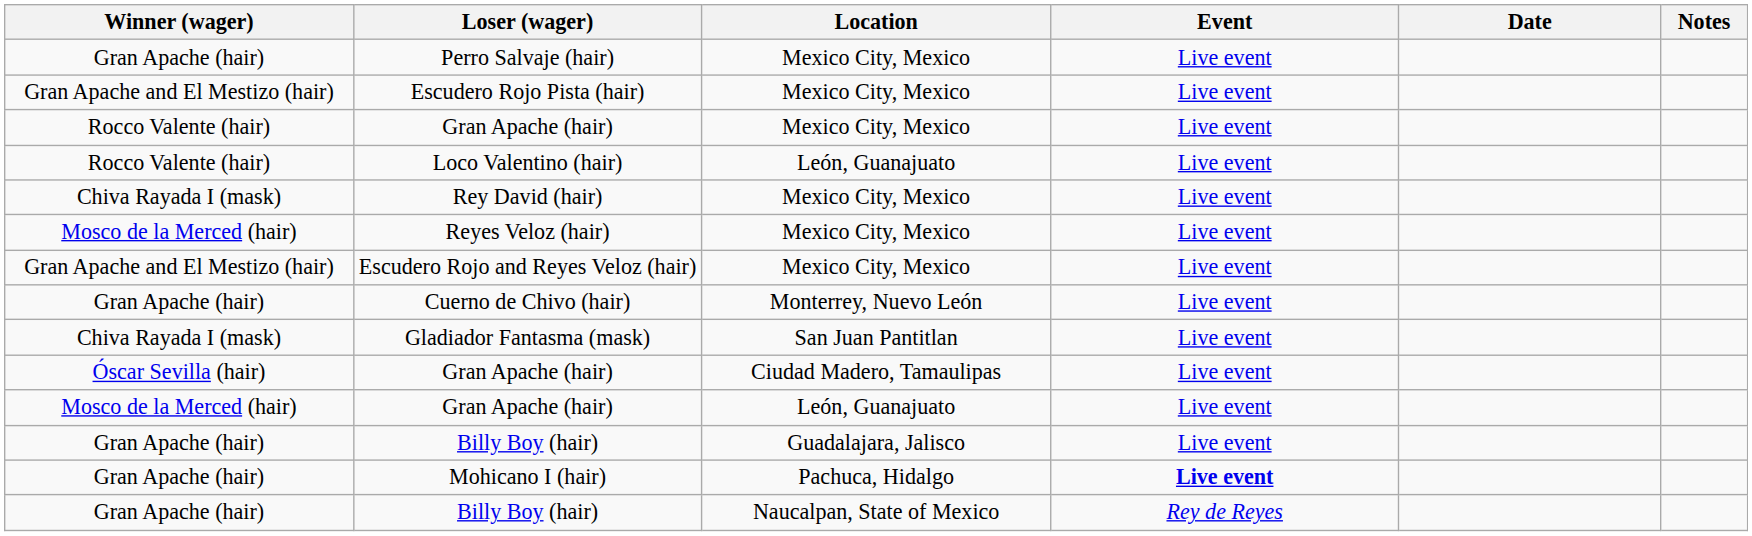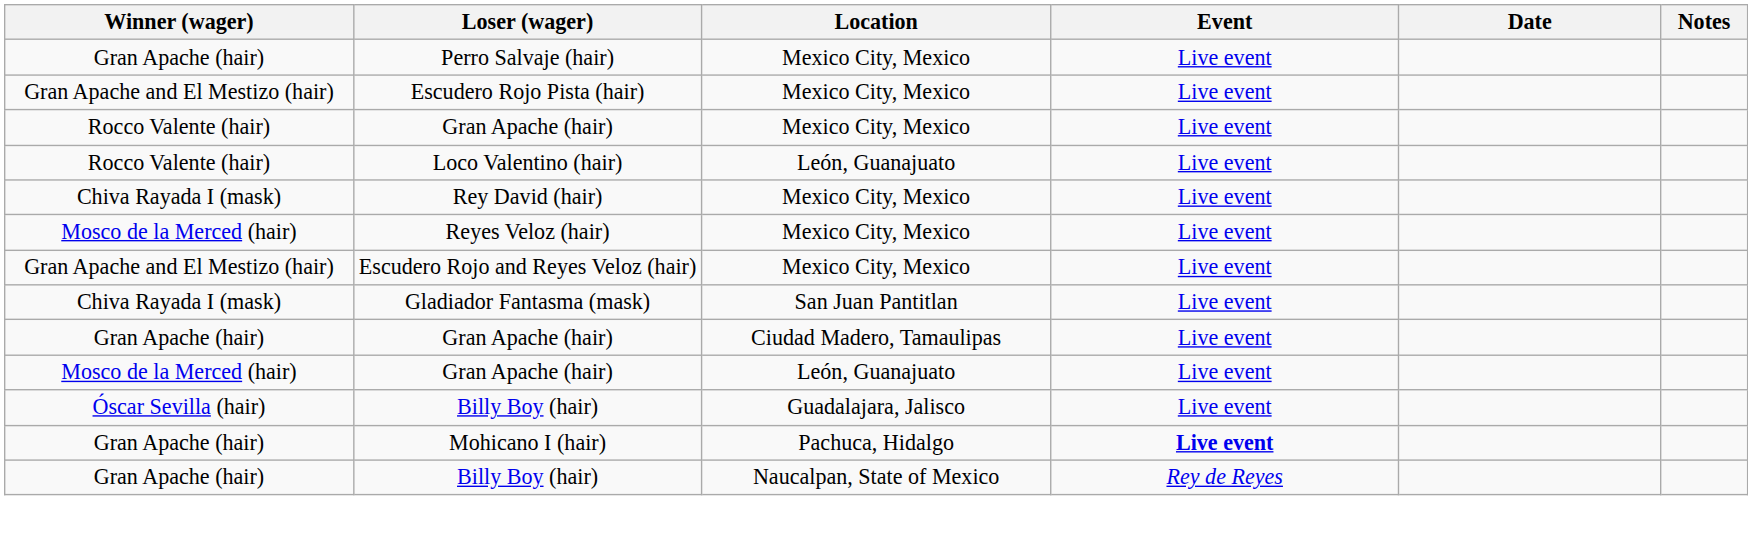- row: (528, 302)
(179, 372) Óscar Sevilla (hair) -> (179, 337) Gran Apache (hair)
(179, 442) Gran Apache (hair) -> (179, 407) Óscar Sevilla (hair)
